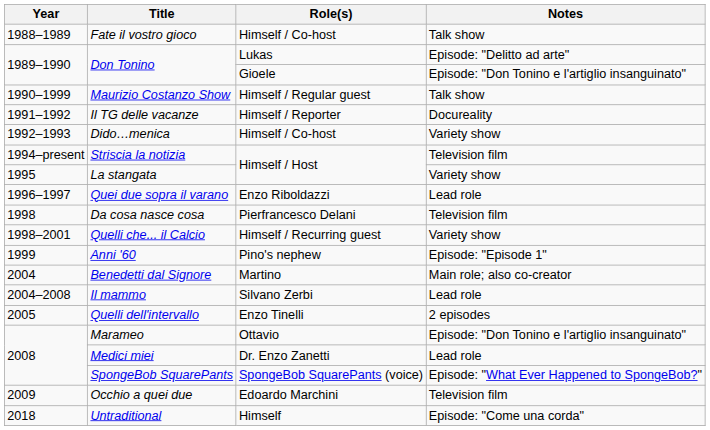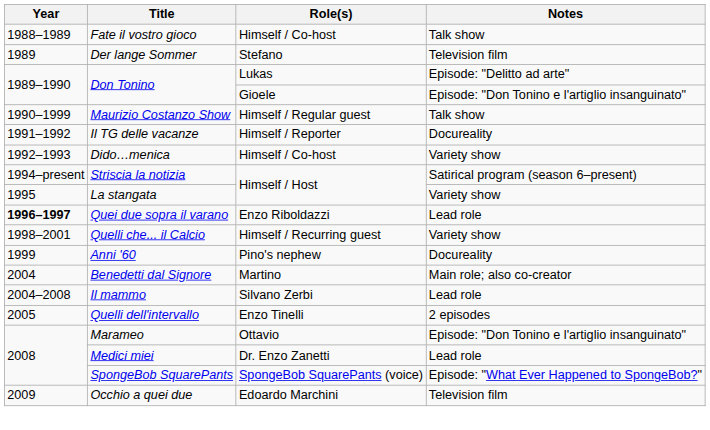+ row: (143, 54)
(468, 154) Television film -> (533, 174) Satirical program (season 6–present)
(39, 194) normal -> (39, 214) bold
- row: (147, 214)
(488, 255) Episode: "Episode 1" -> (460, 255) Docureality
- row: (126, 415)
